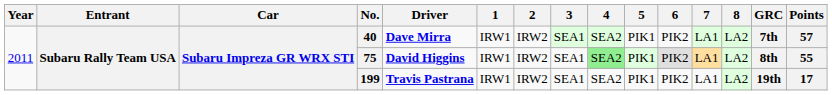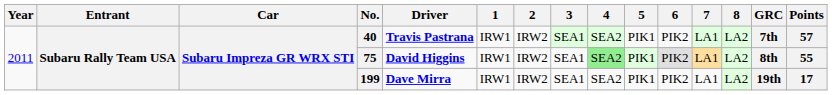(418, 36) Dave Mirra -> (430, 36) Travis Pastrana
(430, 79) Travis Pastrana -> (418, 79) Dave Mirra
